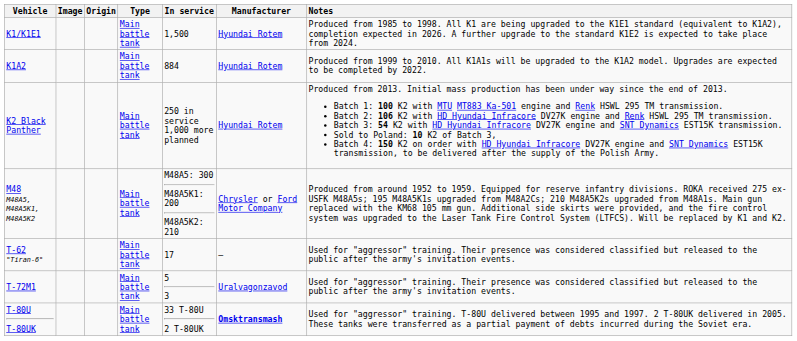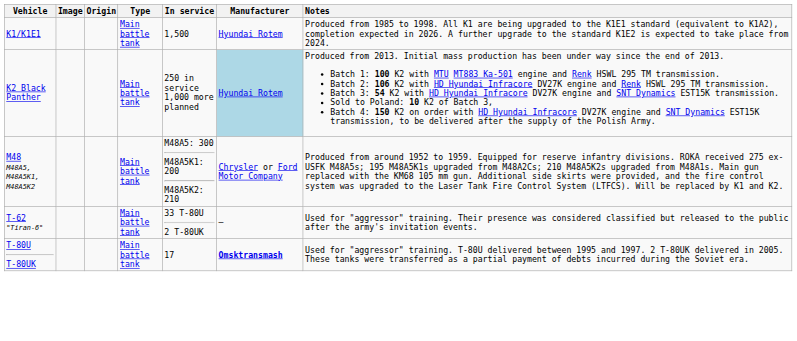- row: (16, 66)
(250, 125) no background -> (251, 93) lightblue background
(169, 255) 17 -> (190, 223) 33 T-80U 2 T-80UK
- row: (21, 287)
(189, 319) 33 T-80U 2 T-80UK -> (169, 255) 17
